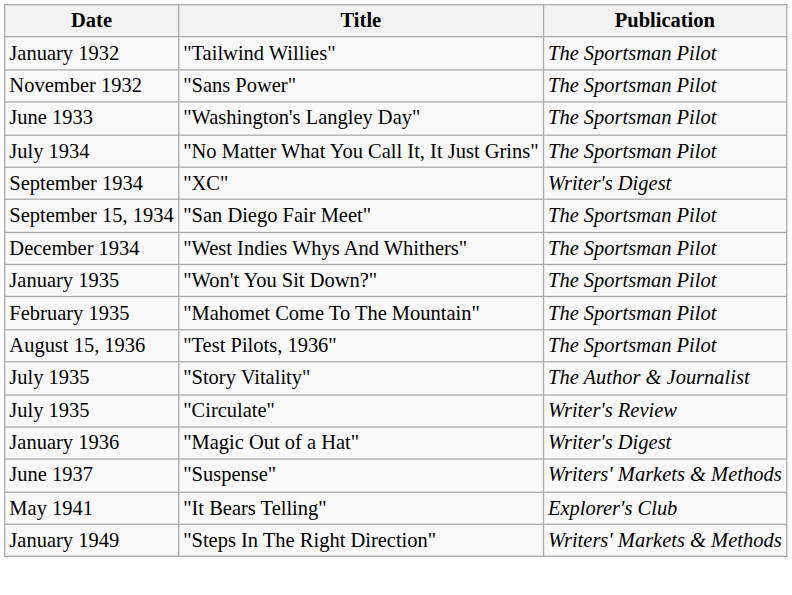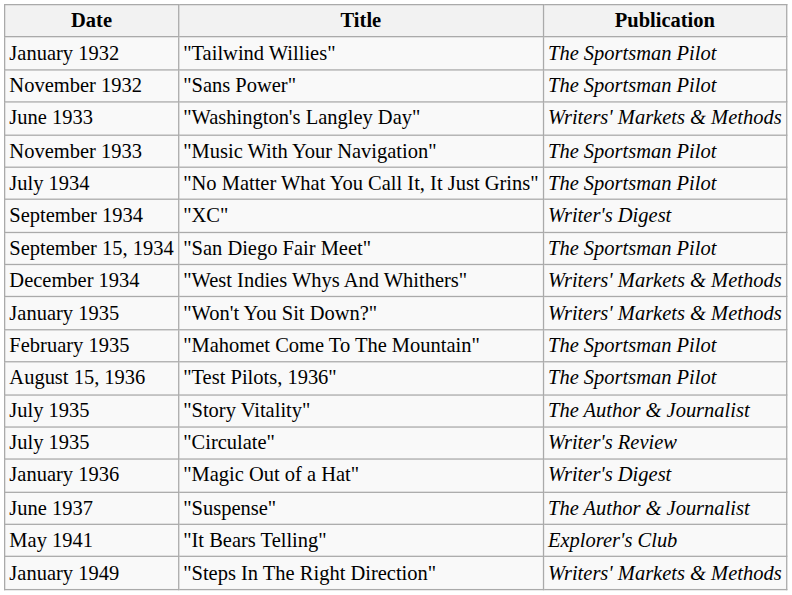(632, 118) The Sportsman Pilot -> (665, 118) Writers' Markets & Methods
+ row: (310, 150)
(632, 248) The Sportsman Pilot -> (665, 280) Writers' Markets & Methods
(632, 280) The Sportsman Pilot -> (665, 313) Writers' Markets & Methods
(665, 475) Writers' Markets & Methods -> (649, 507) The Author & Journalist
